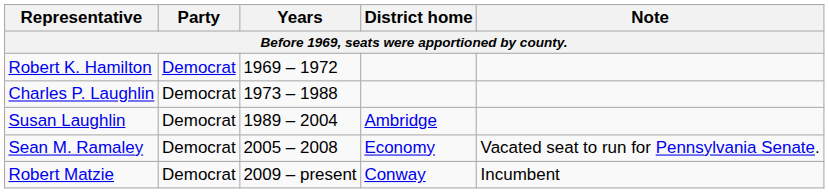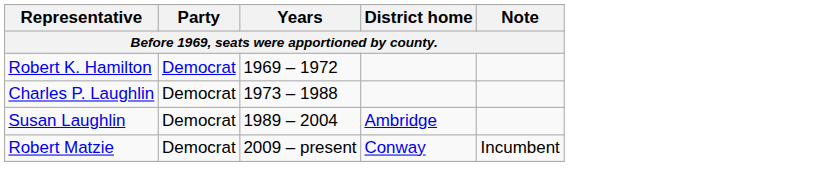- row: (76, 147)
